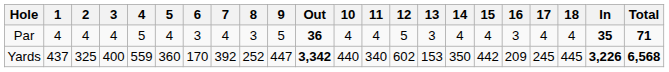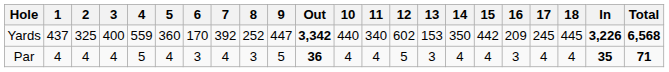rows swapped: (24, 56) <-> (24, 35)
